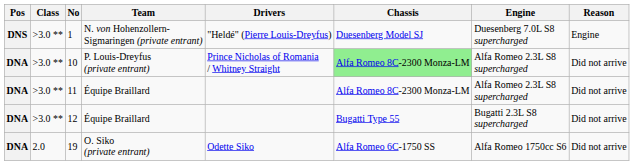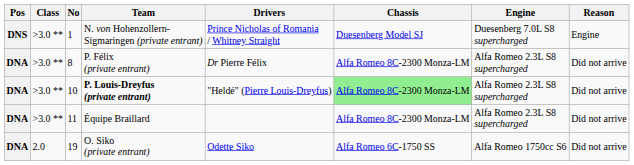(269, 34) "Heldé" (Pierre Louis-Dreyfus) -> (263, 34) Prince Nicholas of Romania / Whitney Straight
+ row: (70, 62)
(118, 62) normal -> (119, 90) bold
(263, 62) Prince Nicholas of Romania / Whitney Straight -> (269, 90) "Heldé" (Pierre Louis-Dreyfus)
- row: (72, 118)
